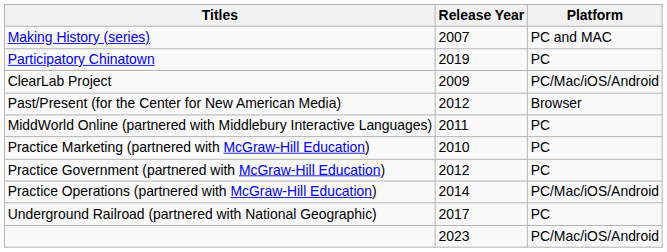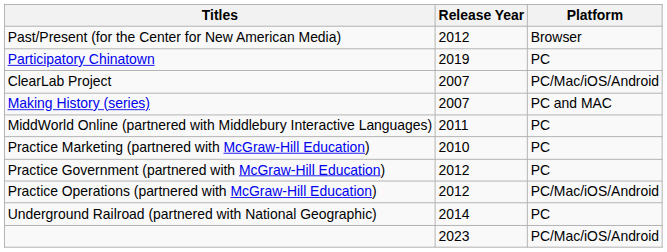rows swapped: (79, 37) <-> (174, 103)
(454, 81) 2009 -> (454, 81) 2007
(454, 192) 2014 -> (454, 192) 2012
(454, 214) 2017 -> (454, 214) 2014
